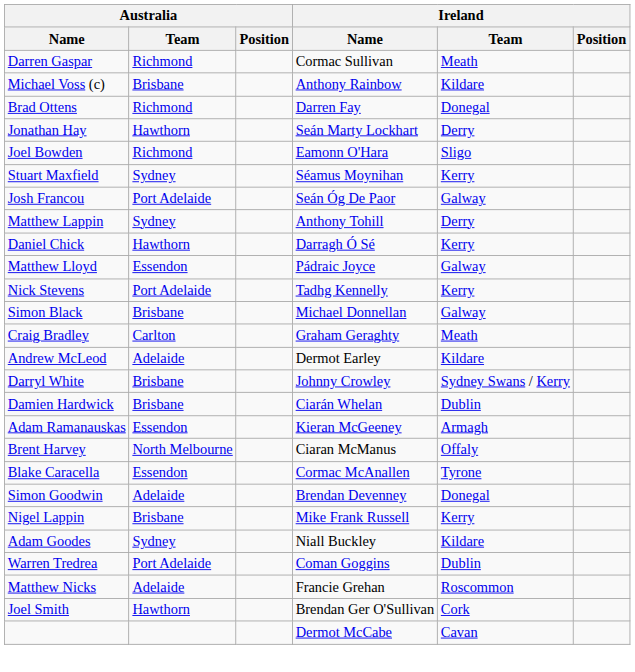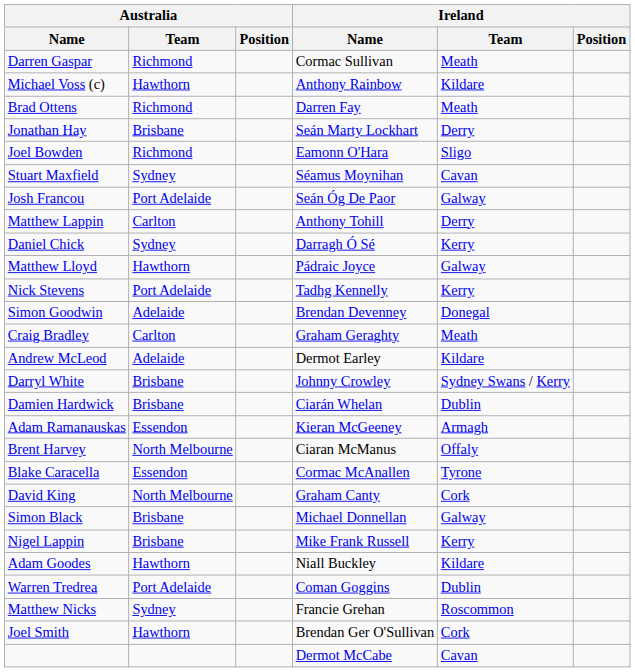(158, 84) Brisbane -> (161, 84) Hawthorn
(465, 107) Donegal -> (459, 107) Meath
(161, 130) Hawthorn -> (158, 130) Brisbane
(458, 175) Kerry -> (459, 175) Cavan
(154, 221) Sydney -> (154, 221) Carlton
(161, 244) Hawthorn -> (154, 244) Sydney
(160, 267) Essendon -> (161, 267) Hawthorn
rows swapped: (45, 312) <-> (55, 495)
+ row: (42, 495)
(154, 541) Sydney -> (161, 564) Hawthorn
(158, 586) Adelaide -> (154, 609) Sydney
